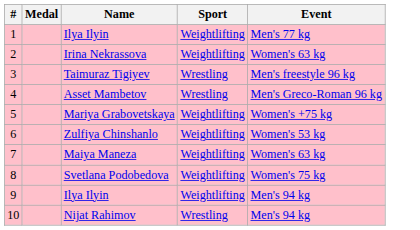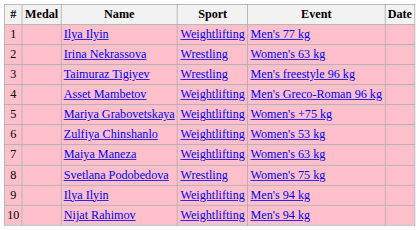+ column: (400, 14)
(213, 54) Weightlifting -> (204, 54) Wrestling
(204, 94) Wrestling -> (213, 94) Weightlifting
(213, 175) Weightlifting -> (204, 175) Wrestling
(204, 215) Wrestling -> (213, 215) Weightlifting
